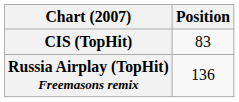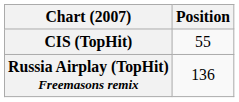(203, 41) 83 -> (203, 41) 55
